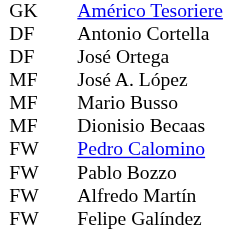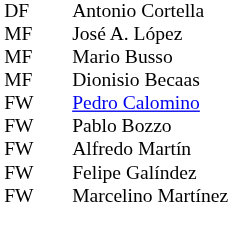- row: (150, 10)
- row: (123, 56)
+ row: (150, 195)
